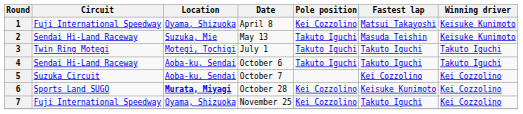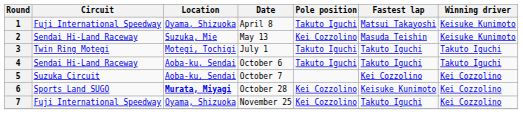(326, 24) Kei Cozzolino -> (326, 24) Takuto Iguchi
(326, 37) Takuto Iguchi -> (326, 37) Kei Cozzolino
